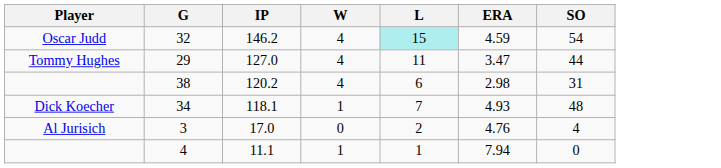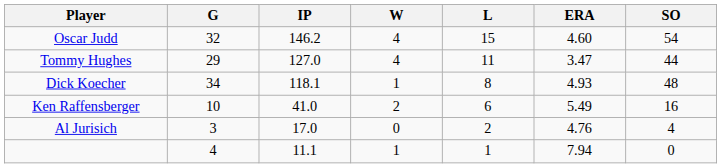(419, 38) paleturquoise background -> (488, 38) no background
(497, 38) 4.59 -> (579, 38) 4.60
- row: (183, 83)
(419, 106) 7 -> (488, 83) 8
+ row: (213, 106)
